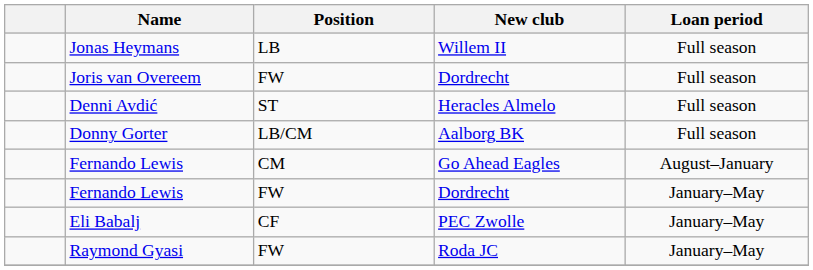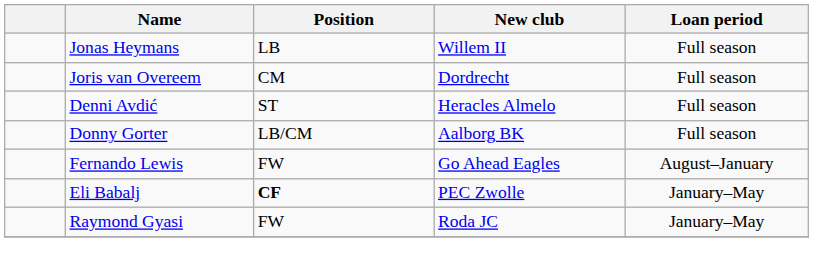(271, 76) FW -> (271, 76) CM
(271, 163) CM -> (271, 163) FW
- row: (126, 192)
(268, 221) normal -> (269, 192) bold
